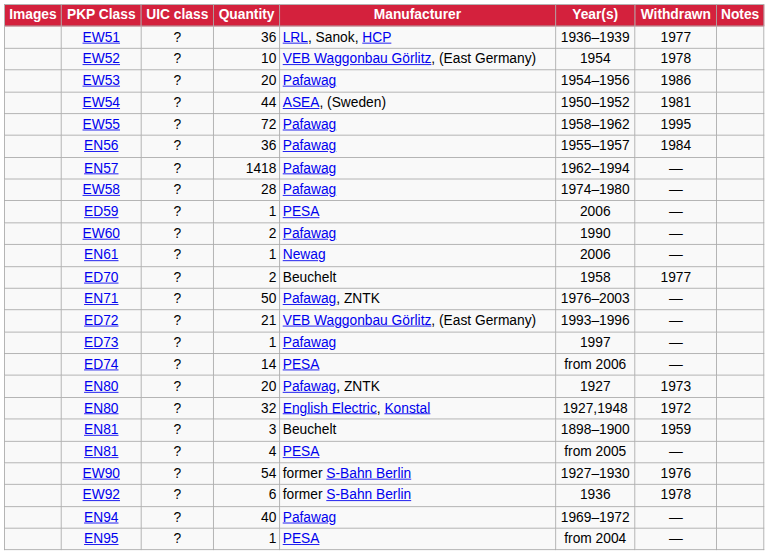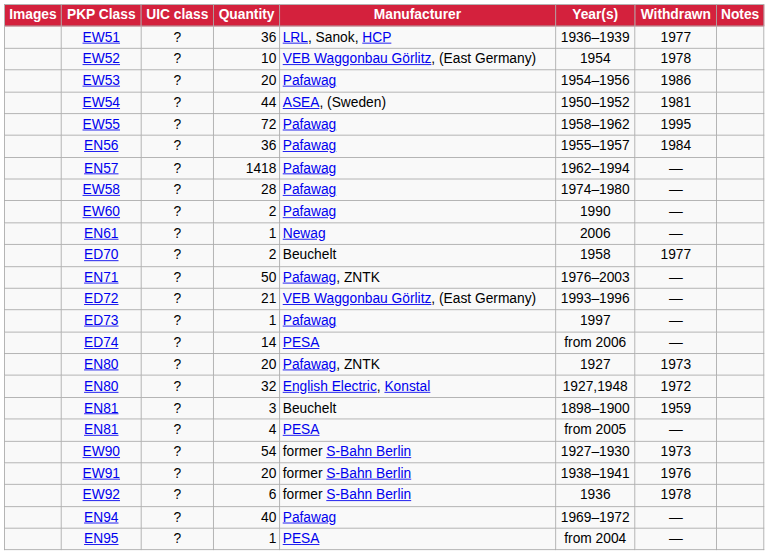- row: (101, 211)
(676, 473) 1976 -> (676, 451) 1973
+ row: (101, 473)
